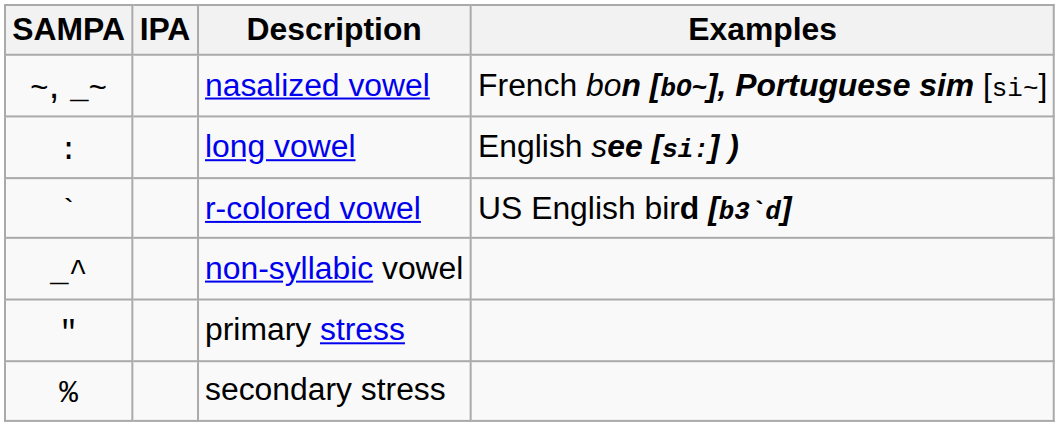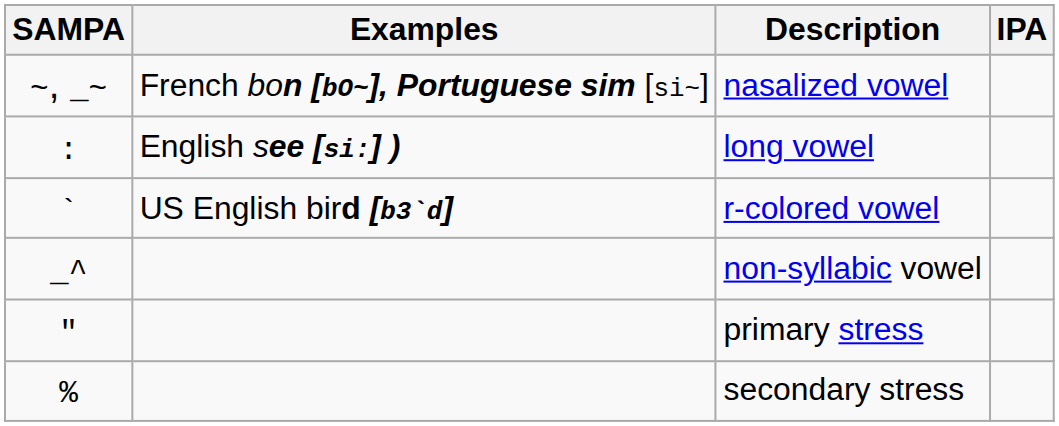columns swapped: (165, 29) <-> (763, 29)
